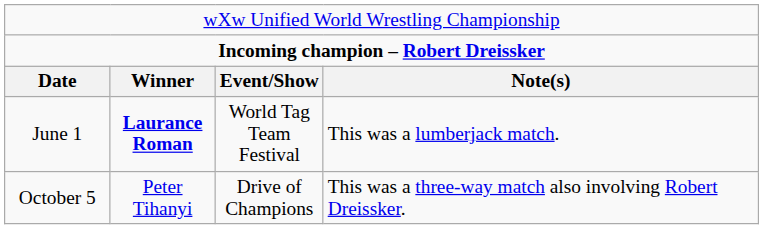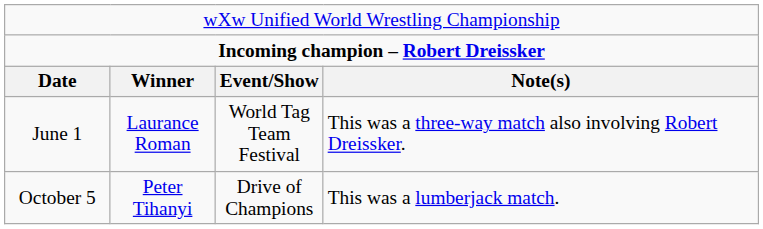(163, 133) bold -> (163, 133) normal
(444, 133) This was a lumberjack match. -> (523, 133) This was a three-way match also involving Robert Dreissker.
(523, 197) This was a three-way match also involving Robert Dreissker. -> (444, 197) This was a lumberjack match.
